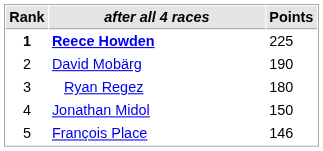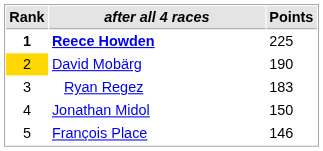(27, 64) no background -> (27, 64) gold background
(281, 87) 180 -> (281, 87) 183
